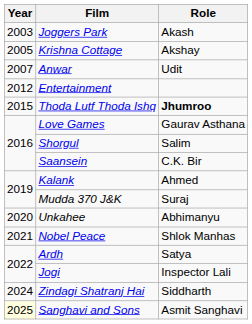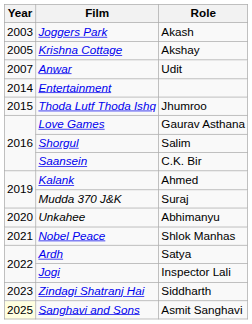(20, 87) 2012 -> (20, 87) 2014
(186, 106) bold -> (184, 106) normal
(20, 291) 2024 -> (20, 291) 2023
